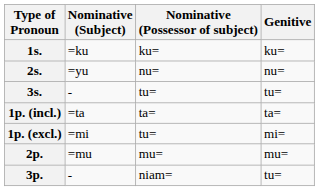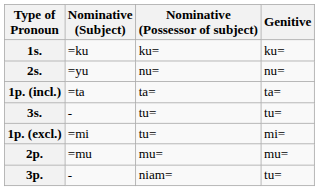rows swapped: (35, 92) <-> (35, 112)
